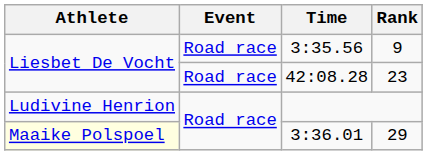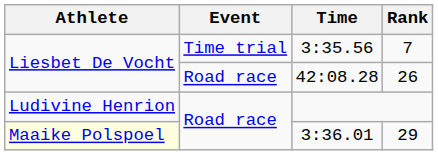(230, 48) Road race -> (235, 48) Time trial
(397, 48) 9 -> (408, 48) 7
(397, 77) 23 -> (408, 77) 26
